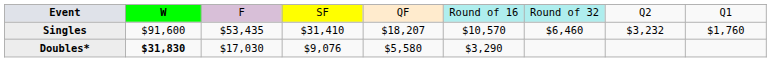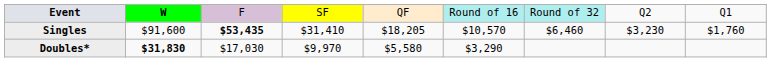(242, 30) normal -> (242, 30) bold
(403, 30) $18,207 -> (403, 30) $18,205
(645, 30) $3,232 -> (645, 30) $3,230
(322, 48) $9,076 -> (322, 48) $9,970
